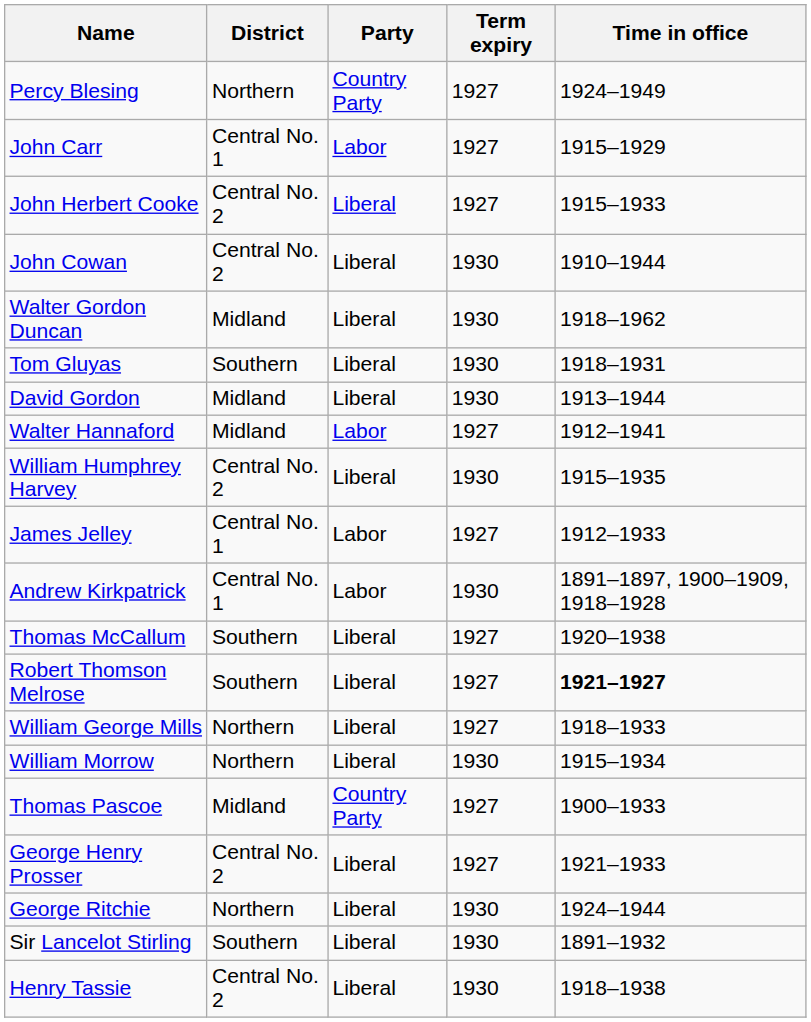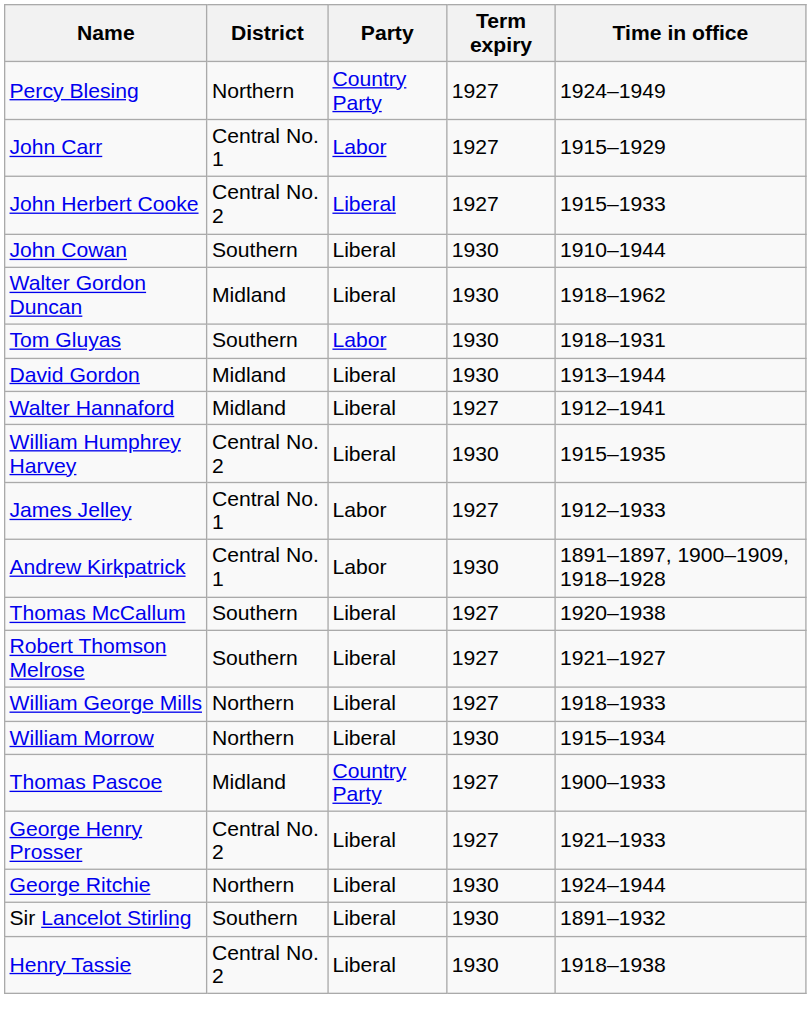(265, 262) Central No. 2 -> (255, 250) Southern
(364, 364) Liberal -> (359, 341) Labor
(359, 431) Labor -> (364, 408) Liberal
(613, 682) bold -> (613, 658) normal
